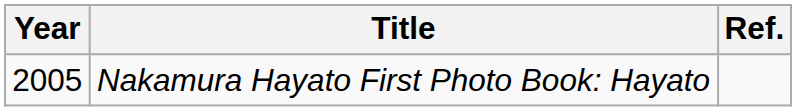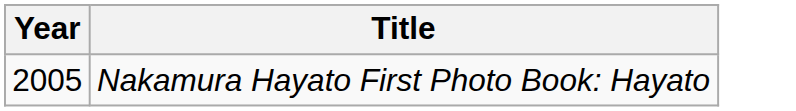- column: (754, 29)
